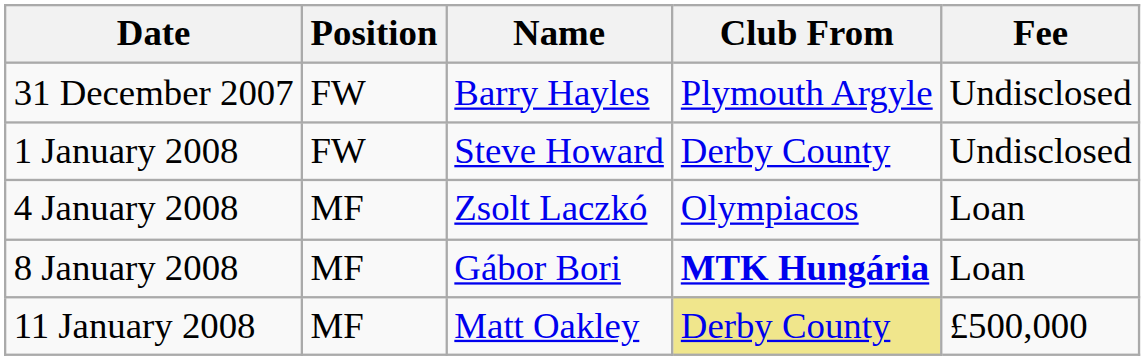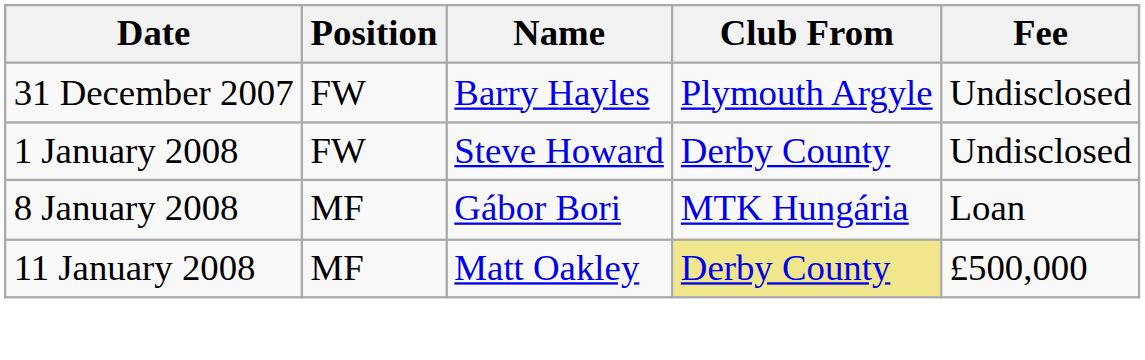- row: (126, 208)
(805, 267) bold -> (795, 208) normal
